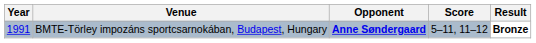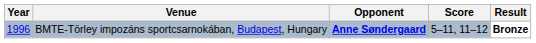(19, 30) 1991 -> (19, 30) 1996
